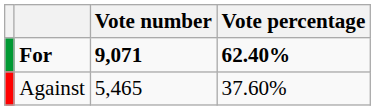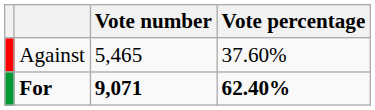rows swapped: (36, 54) <-> (52, 88)
